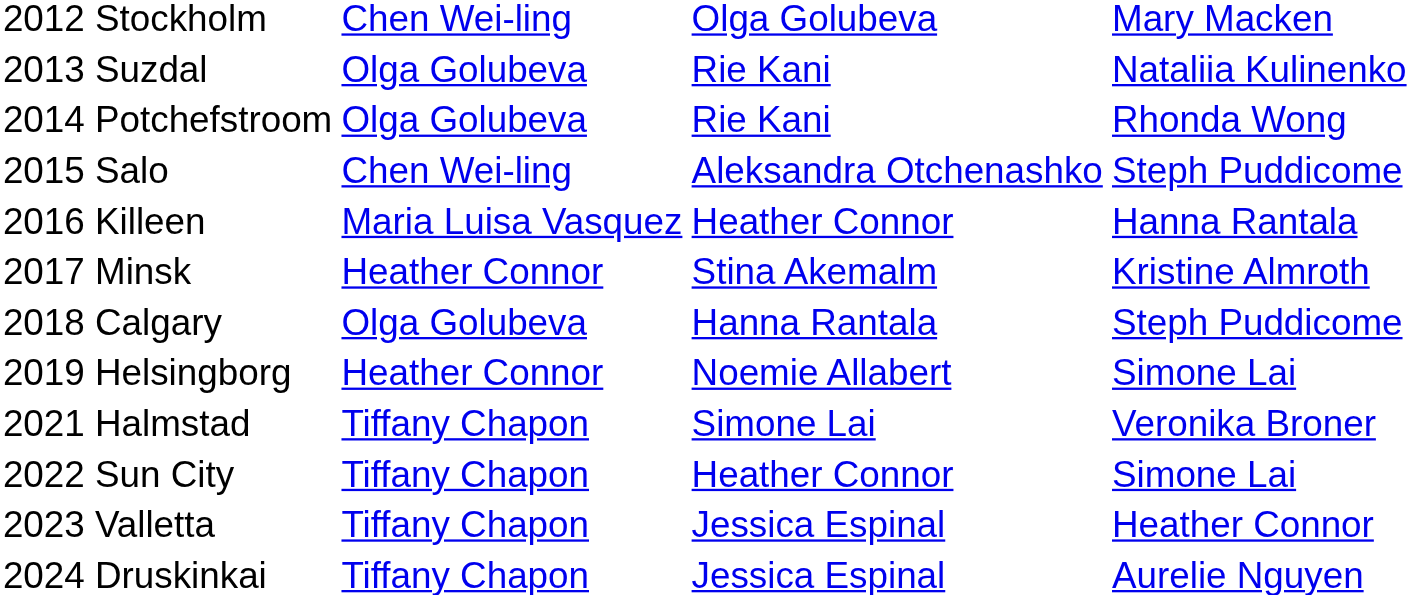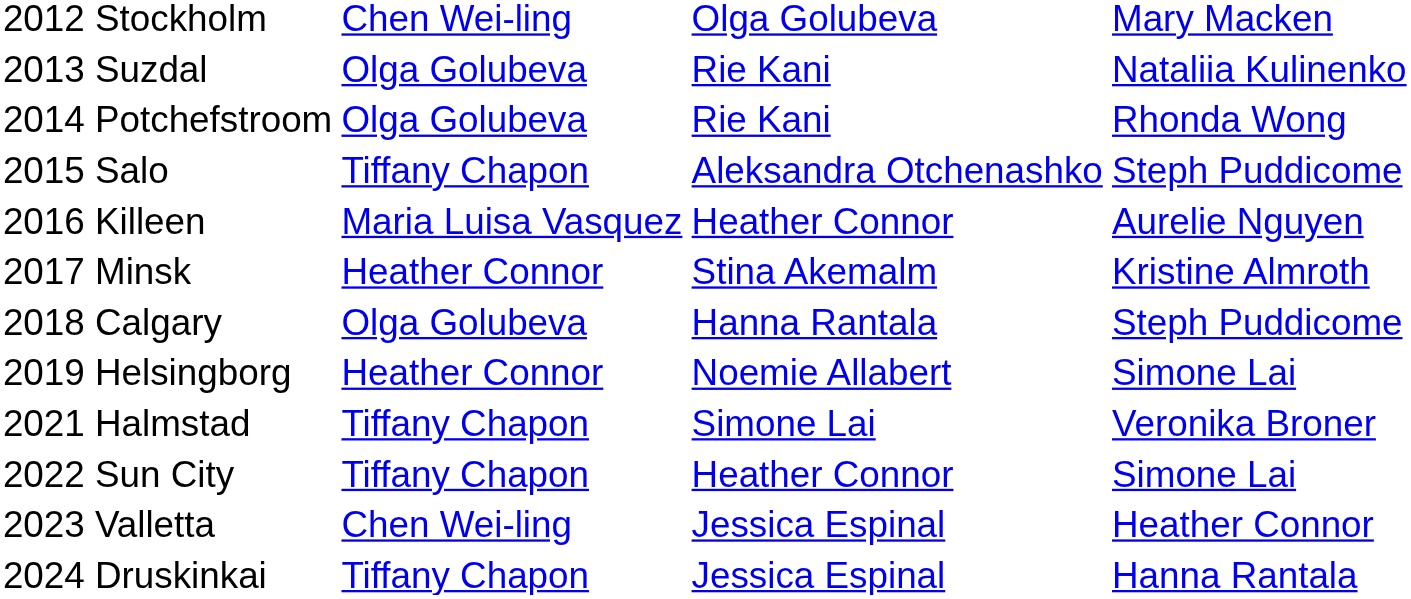(457, 170) Chen Wei-ling -> (465, 170) Tiffany Chapon
(1235, 221) Hanna Rantala -> (1238, 221) Aurelie Nguyen
(465, 524) Tiffany Chapon -> (457, 524) Chen Wei-ling
(1238, 575) Aurelie Nguyen -> (1235, 575) Hanna Rantala
